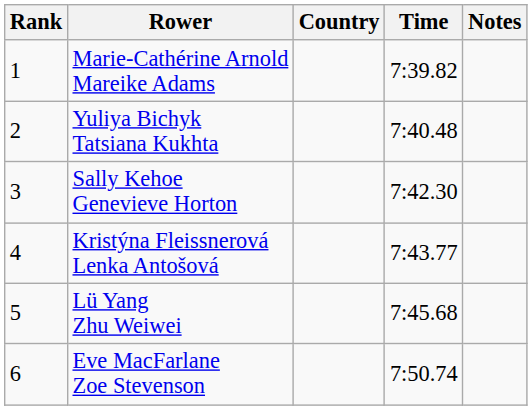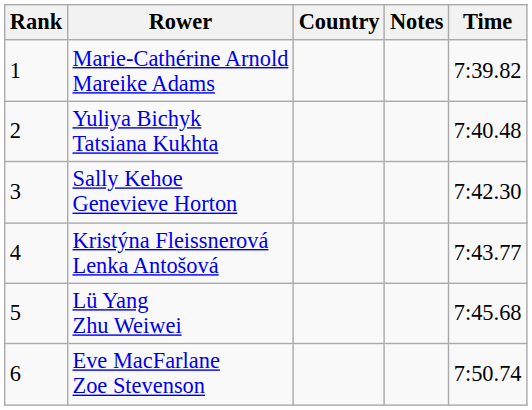columns swapped: (424, 22) <-> (495, 22)
